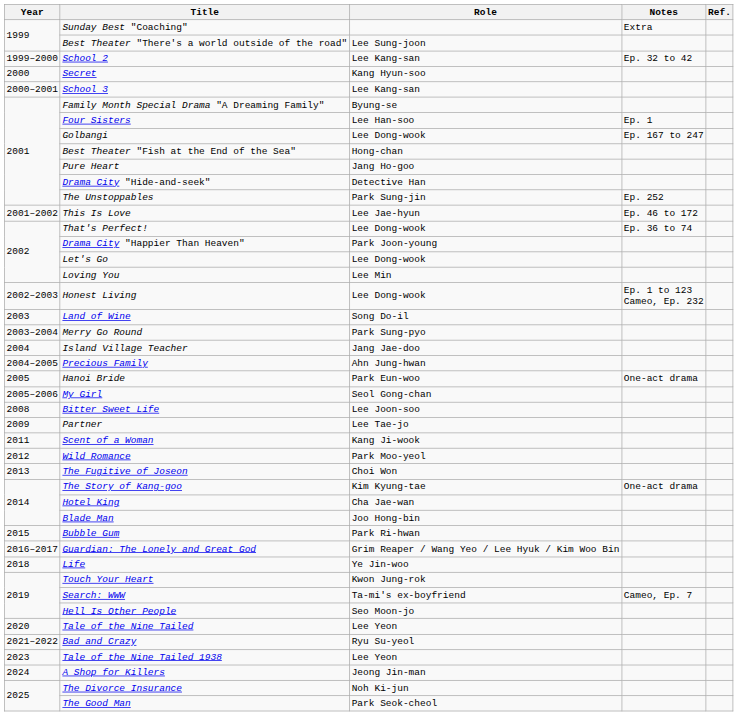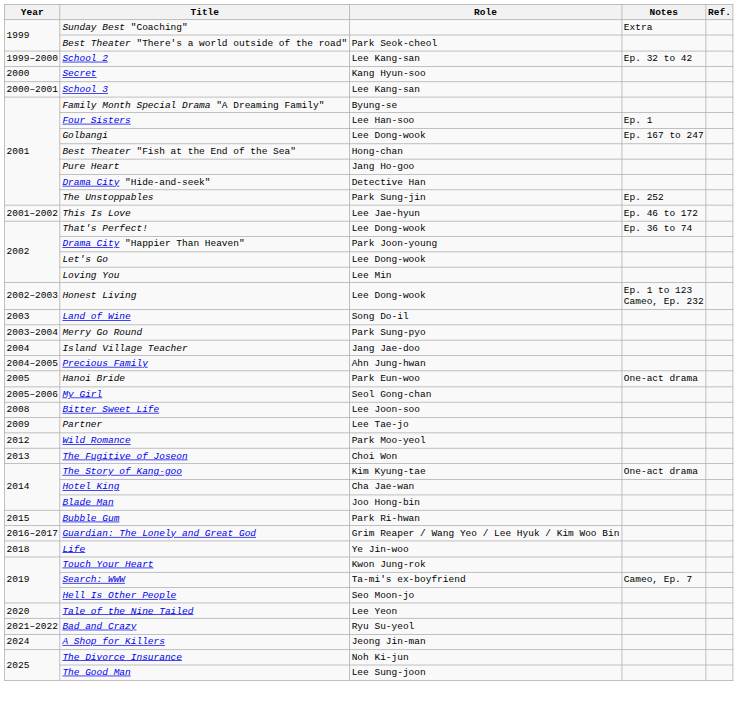(389, 43) Lee Sung-joon -> (394, 43) Park Seok-cheol
- row: (108, 441)
- row: (142, 657)
(394, 704) Park Seok-cheol -> (389, 673) Lee Sung-joon
